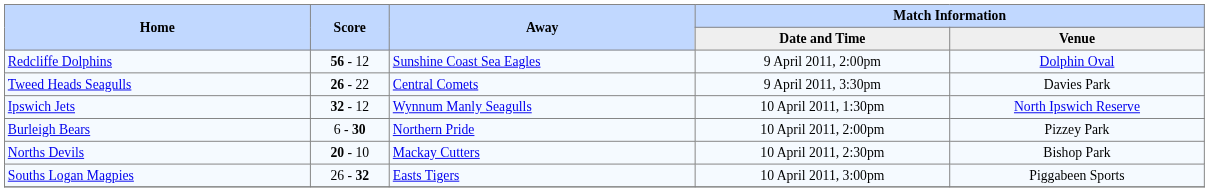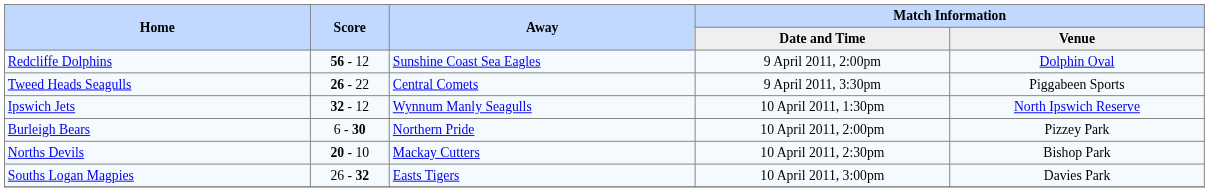(1077, 84) Davies Park -> (1077, 84) Piggabeen Sports
(1077, 175) Piggabeen Sports -> (1077, 175) Davies Park
